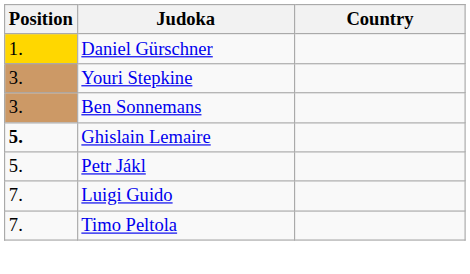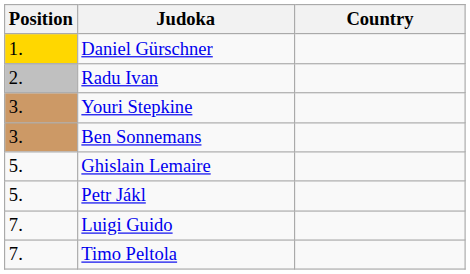+ row: (120, 78)
(16, 136) bold -> (16, 166) normal
